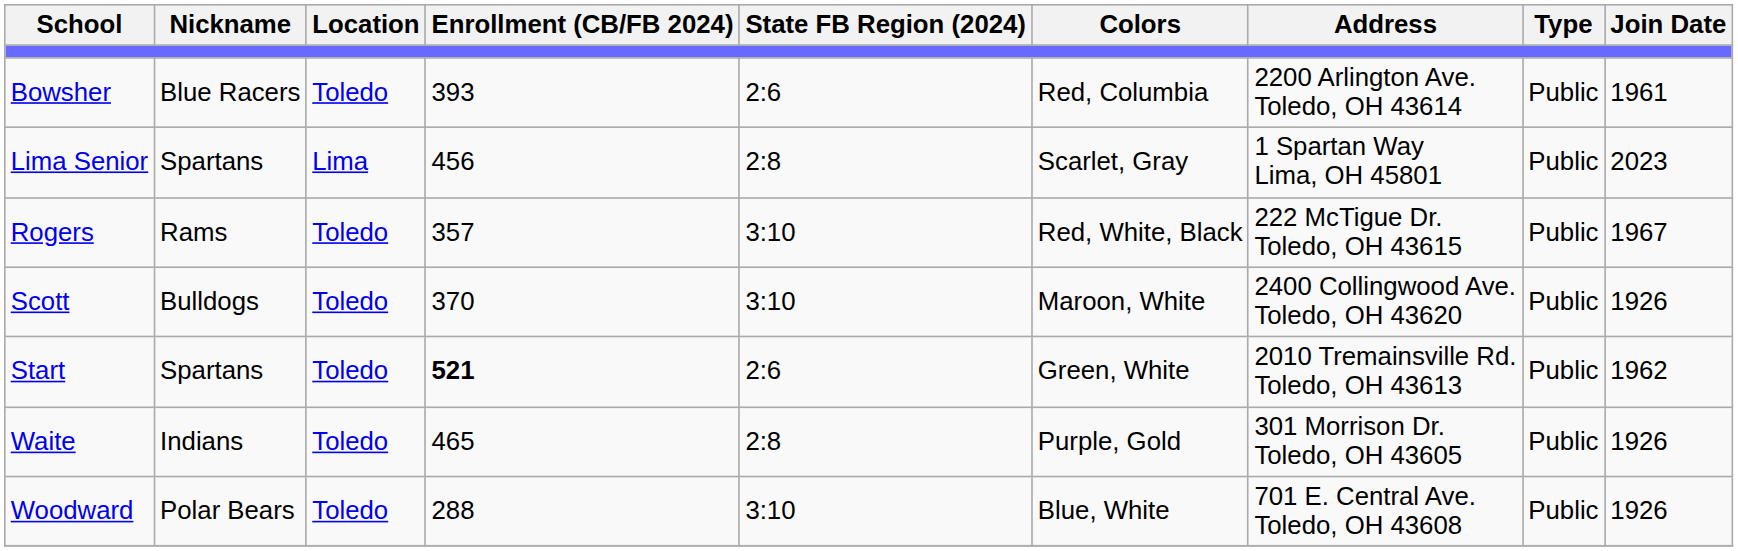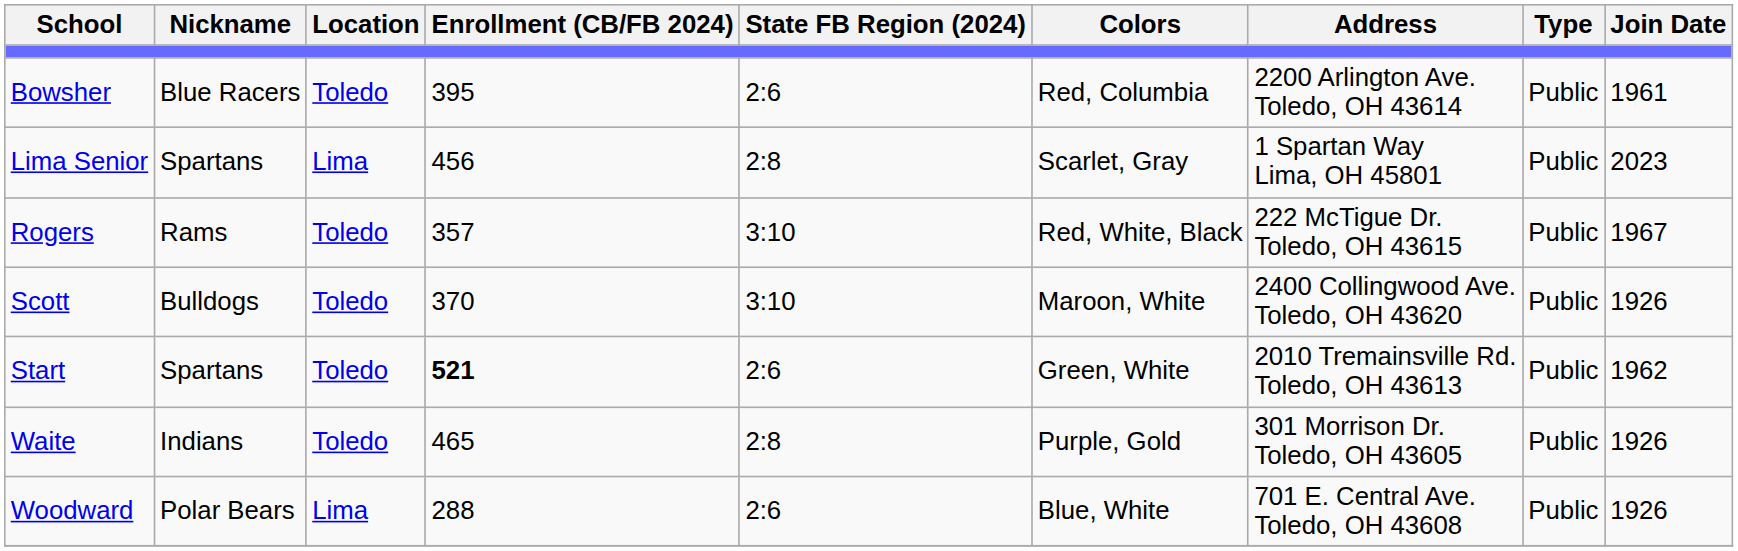(453, 92) 393 -> (453, 92) 395
(350, 511) Toledo -> (340, 511) Lima
(770, 511) 3:10 -> (763, 511) 2:6
